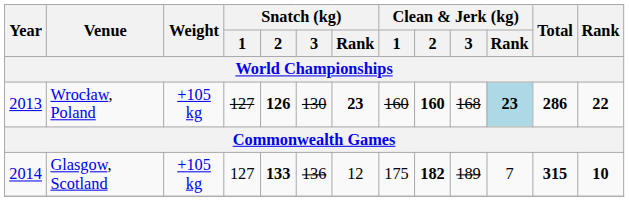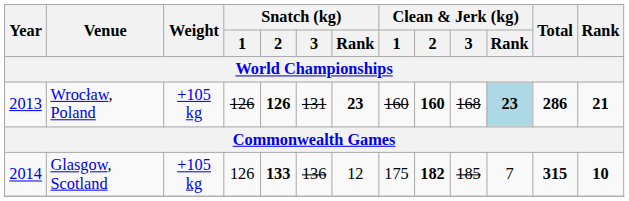(242, 104) 127 -> (242, 104) 126
(314, 104) 130 -> (314, 104) 131
(600, 104) 22 -> (600, 104) 21
(242, 174) 127 -> (242, 174) 126
(468, 174) 189 -> (468, 174) 185
